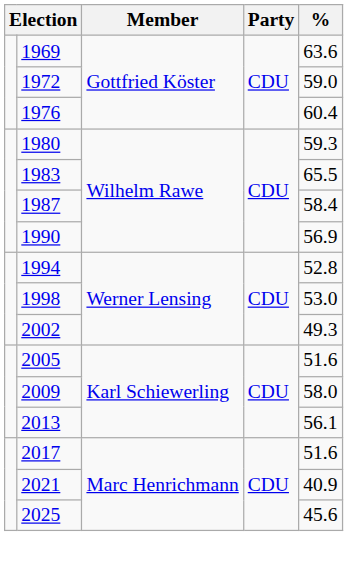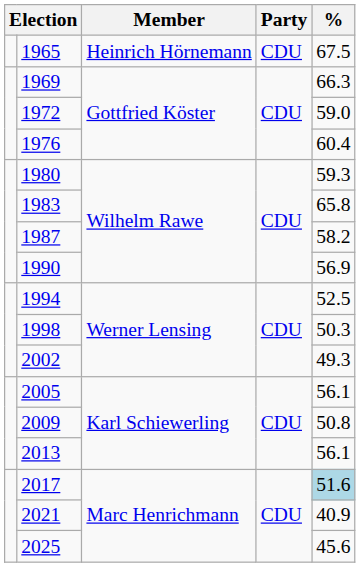+ row: (41, 50)
(320, 50) 63.6 -> (333, 81) 66.3
(320, 174) 65.5 -> (333, 205) 65.8
(320, 205) 58.4 -> (333, 236) 58.2
(320, 267) 52.8 -> (333, 298) 52.5
(320, 298) 53.0 -> (333, 329) 50.3
(320, 360) 51.6 -> (333, 391) 56.1
(320, 391) 58.0 -> (333, 422) 50.8
(320, 453) no background -> (333, 484) lightblue background
